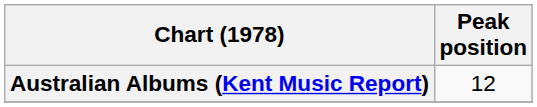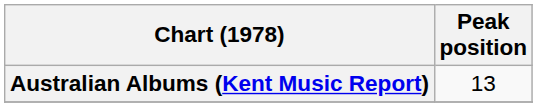(483, 83) 12 -> (483, 83) 13
